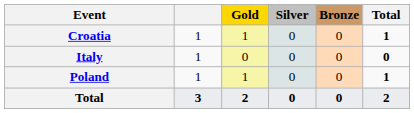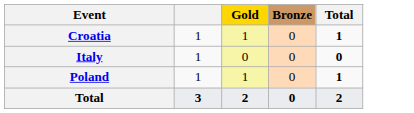- column: (292, 14)
